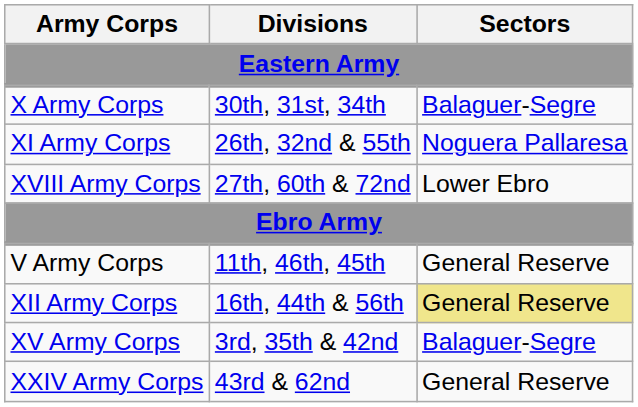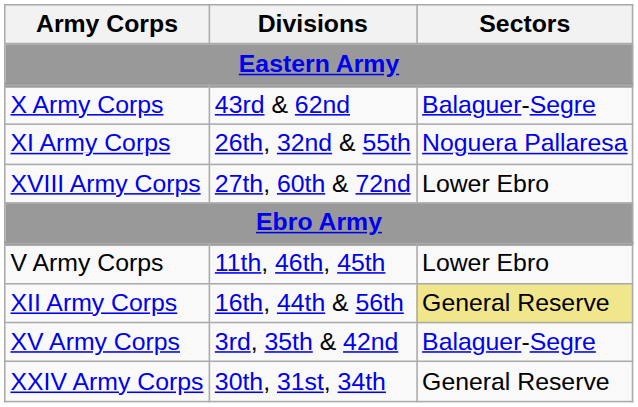(300, 104) 30th, 31st, 34th -> (282, 104) 43rd & 62nd
(516, 263) General Reserve -> (486, 263) Lower Ebro
(282, 381) 43rd & 62nd -> (300, 381) 30th, 31st, 34th
